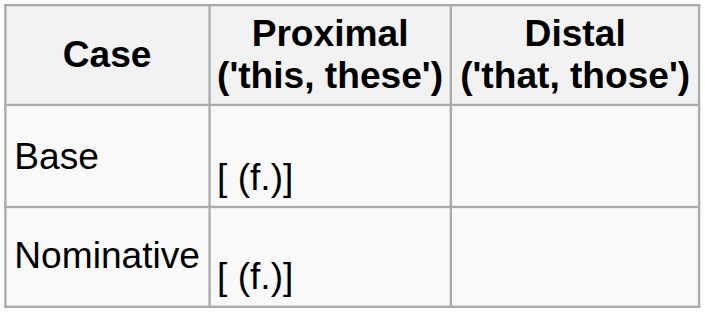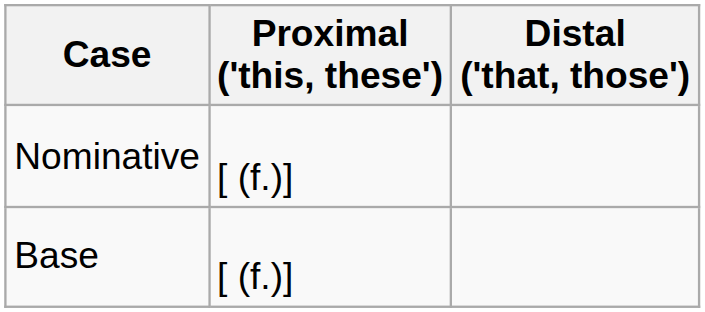rows swapped: (57, 155) <-> (107, 256)
